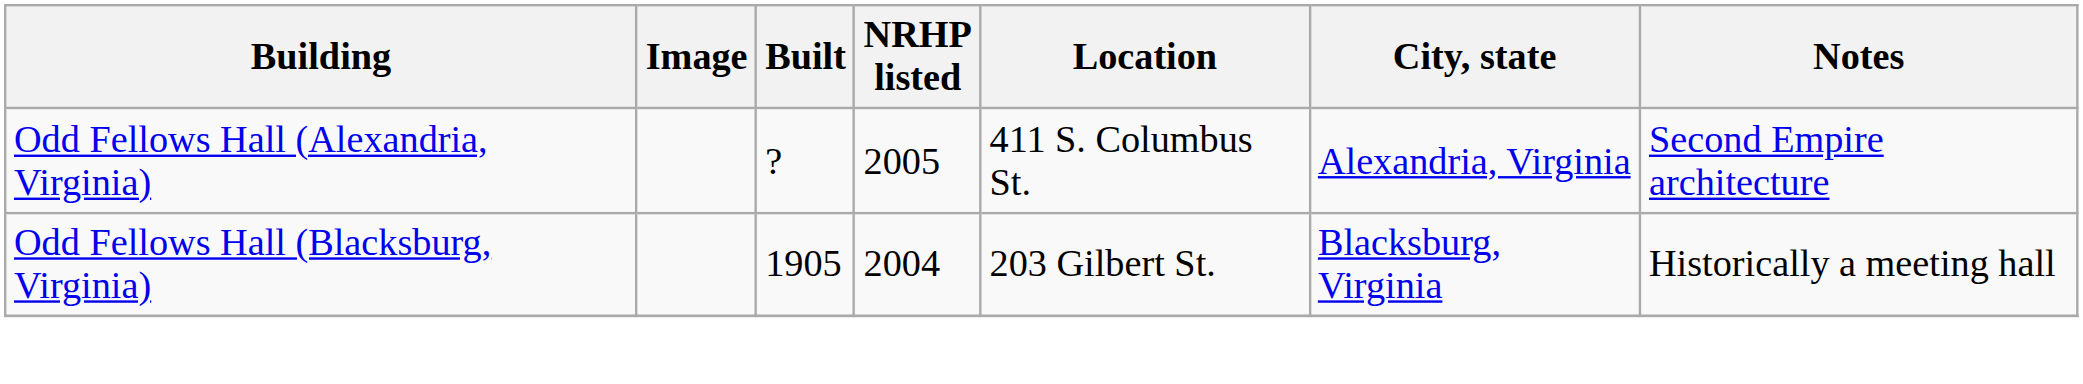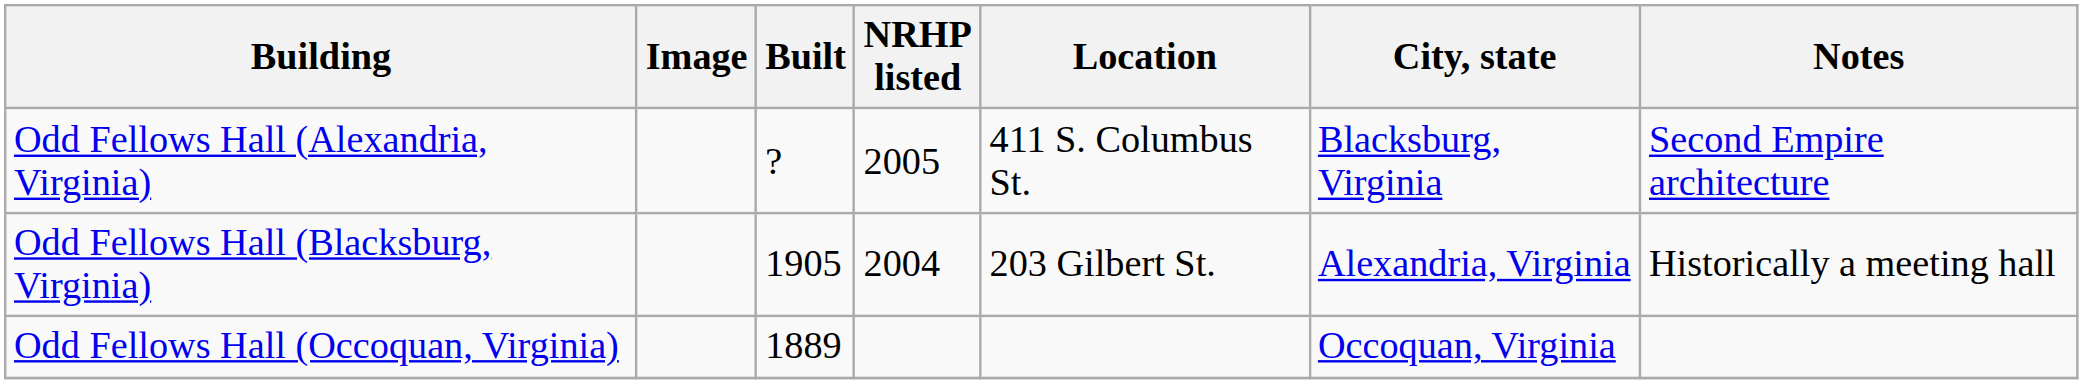(1474, 159) Alexandria, Virginia -> (1409, 159) Blacksburg, Virginia
(1409, 263) Blacksburg, Virginia -> (1474, 263) Alexandria, Virginia
+ row: (316, 345)
